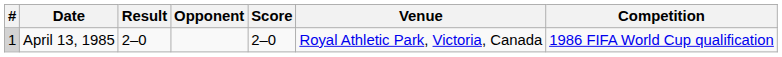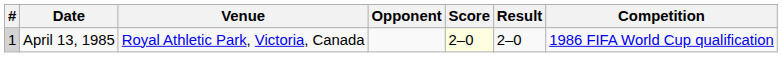columns swapped: (421, 16) <-> (144, 16)
(264, 39) no background -> (461, 39) lightyellow background
